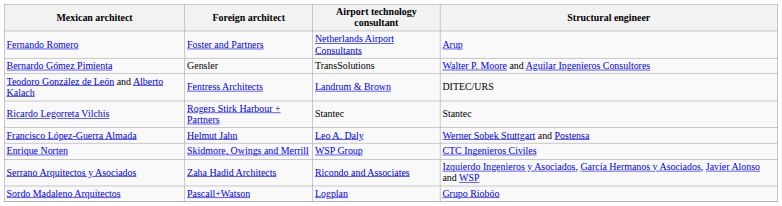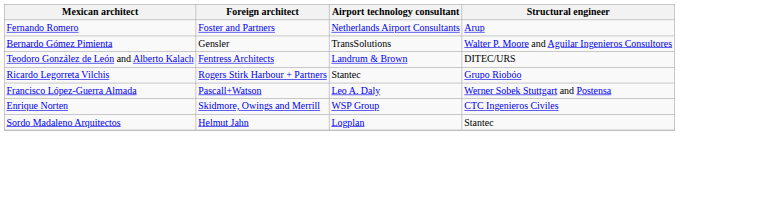(457, 114) Stantec -> (493, 75) Grupo Riobóo
(212, 135) Helmut Jahn -> (230, 91) Pascall+Watson
- row: (71, 172)
(219, 194) Pascall+Watson -> (224, 122) Helmut Jahn
(471, 194) Grupo Riobóo -> (479, 122) Stantec
